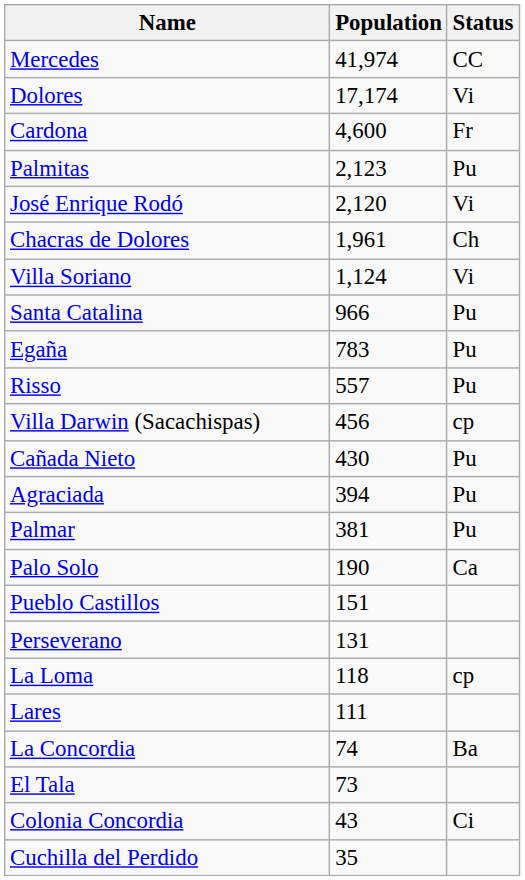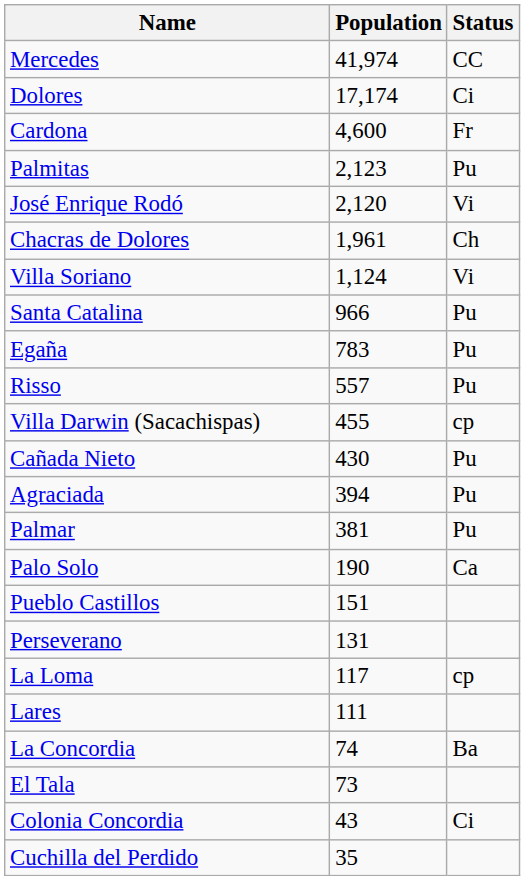(463, 95) Vi -> (463, 95) Ci
(352, 421) 456 -> (352, 421) 455
(352, 675) 118 -> (352, 675) 117
